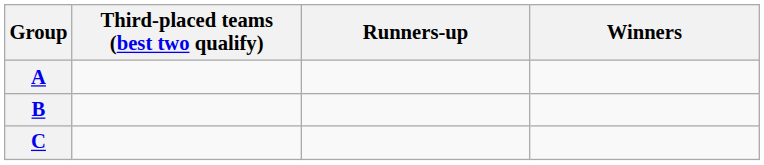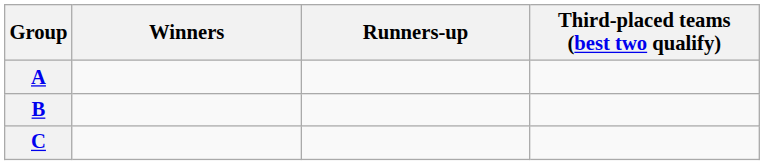columns swapped: (644, 32) <-> (187, 32)
